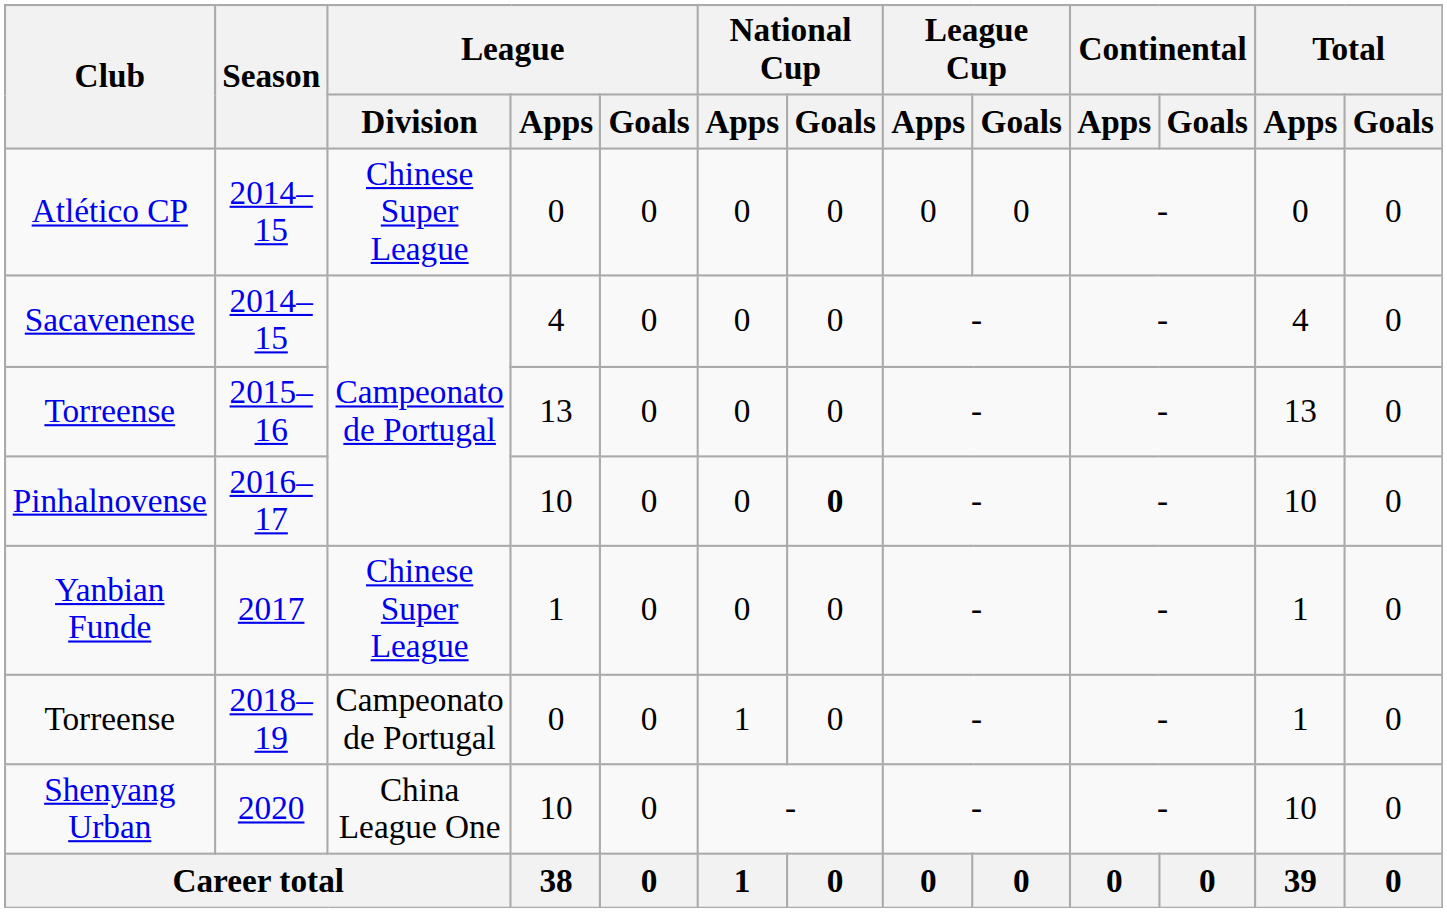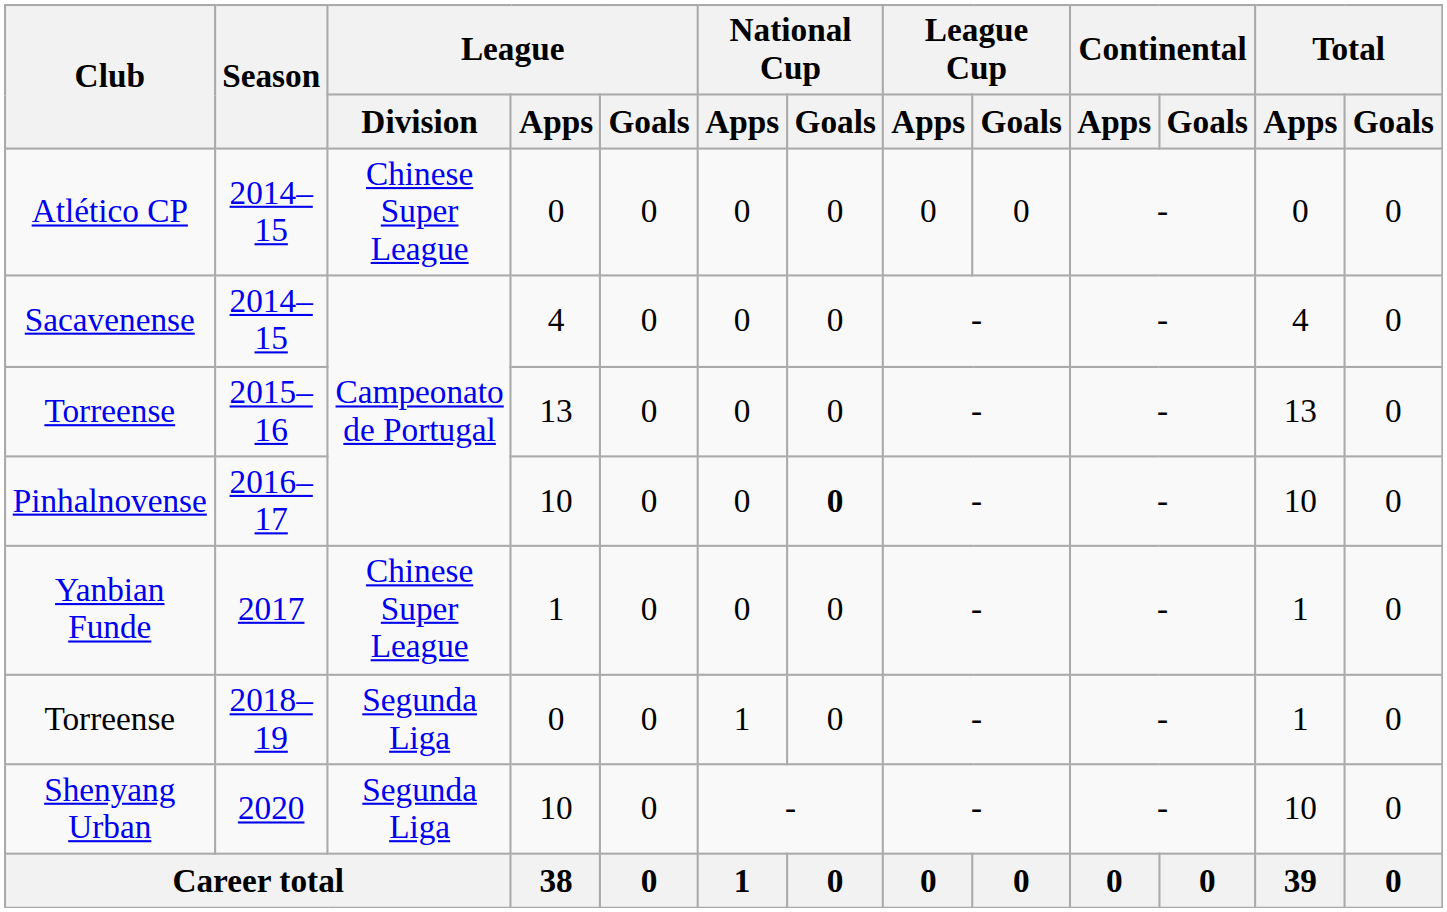(420, 718) Campeonato de Portugal -> (420, 718) Segunda Liga
(420, 808) China League One -> (420, 808) Segunda Liga
